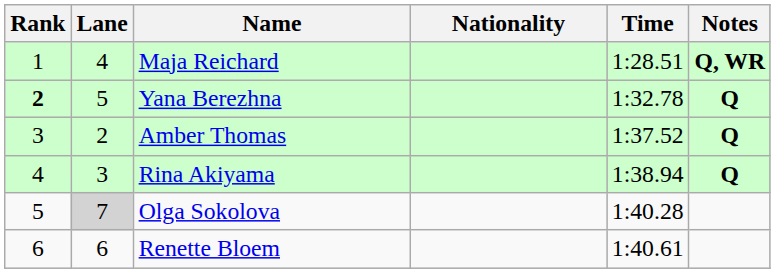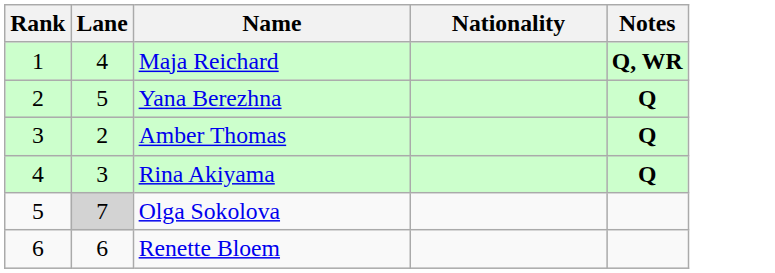- column: (648, 23)
(38, 98) bold -> (38, 98) normal
